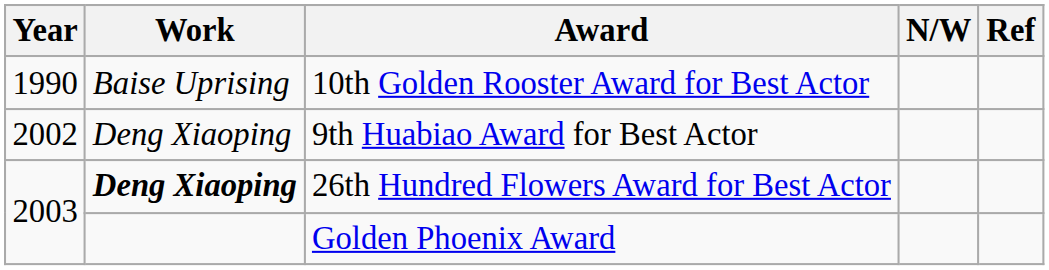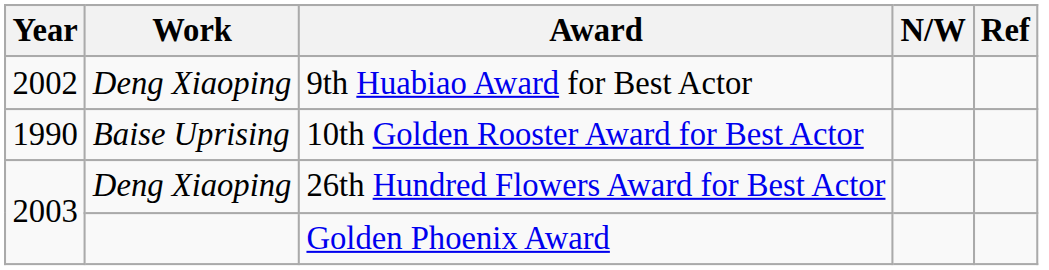rows swapped: (591, 82) <-> (535, 133)
(195, 185) bold -> (192, 185) normal
